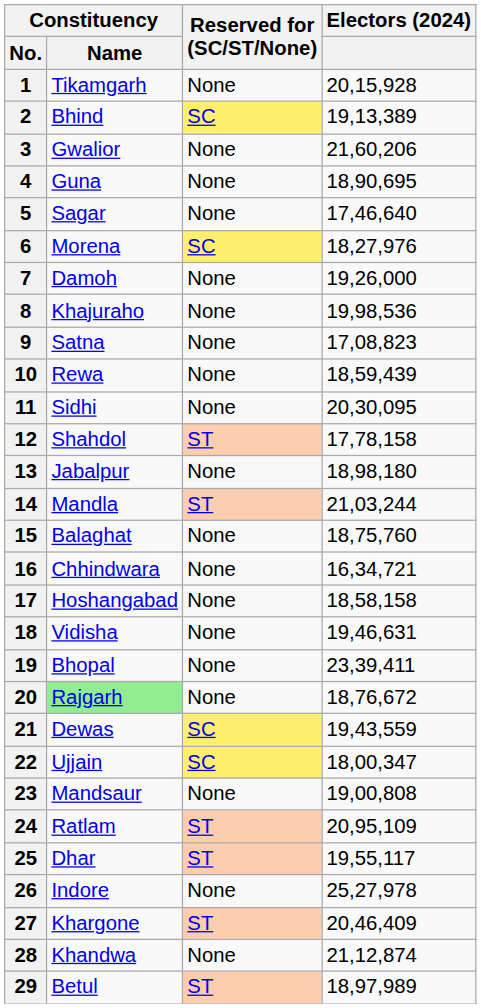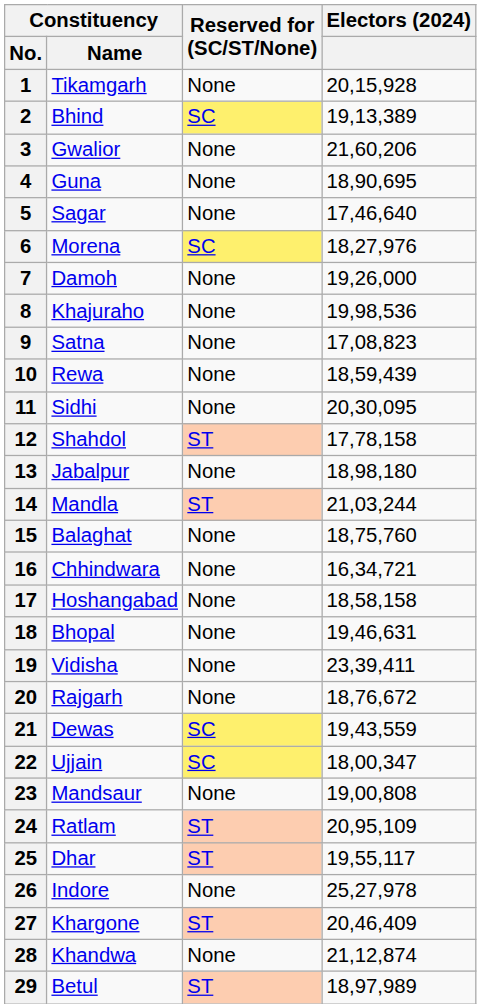(85, 632) Vidisha -> (83, 632) Bhopal
(83, 665) Bhopal -> (85, 665) Vidisha
(87, 697) lightgreen background -> (87, 697) no background
